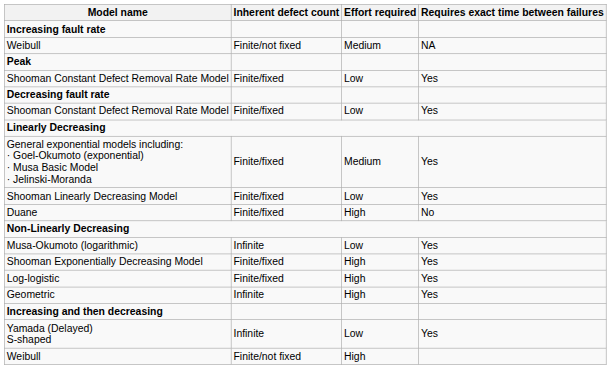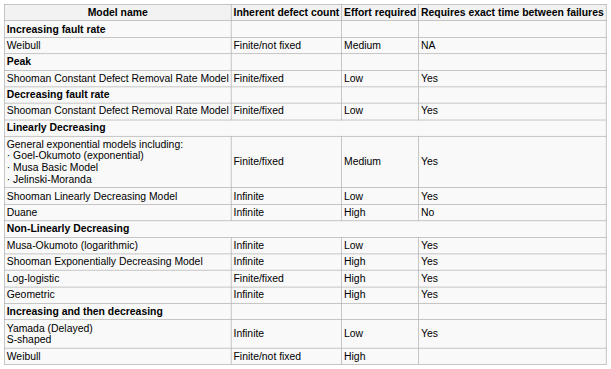(259, 196) Finite/fixed -> (249, 196) Infinite
(259, 212) Finite/fixed -> (249, 212) Infinite
(259, 262) Finite/fixed -> (249, 262) Infinite
